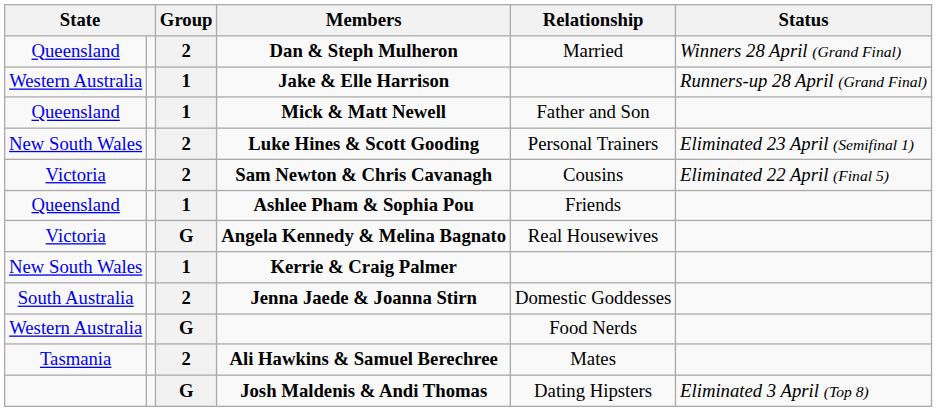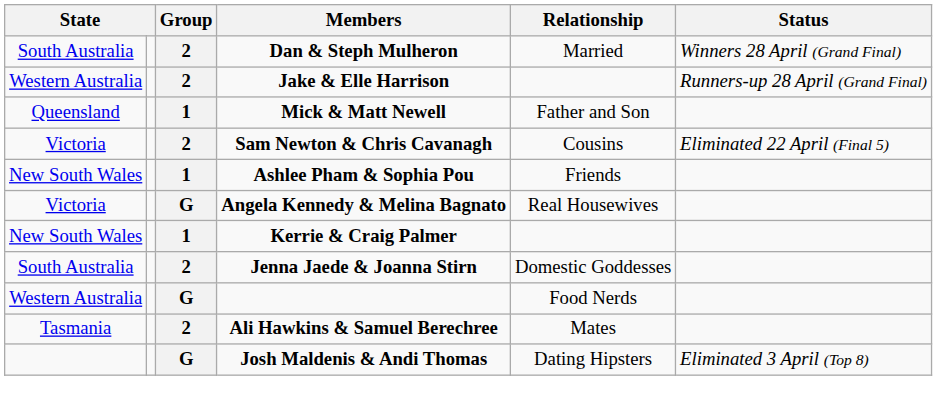(76, 51) Queensland -> (76, 51) South Australia
(186, 82) 1 -> (186, 82) 2
- row: (364, 143)
(76, 205) Queensland -> (76, 174) New South Wales
